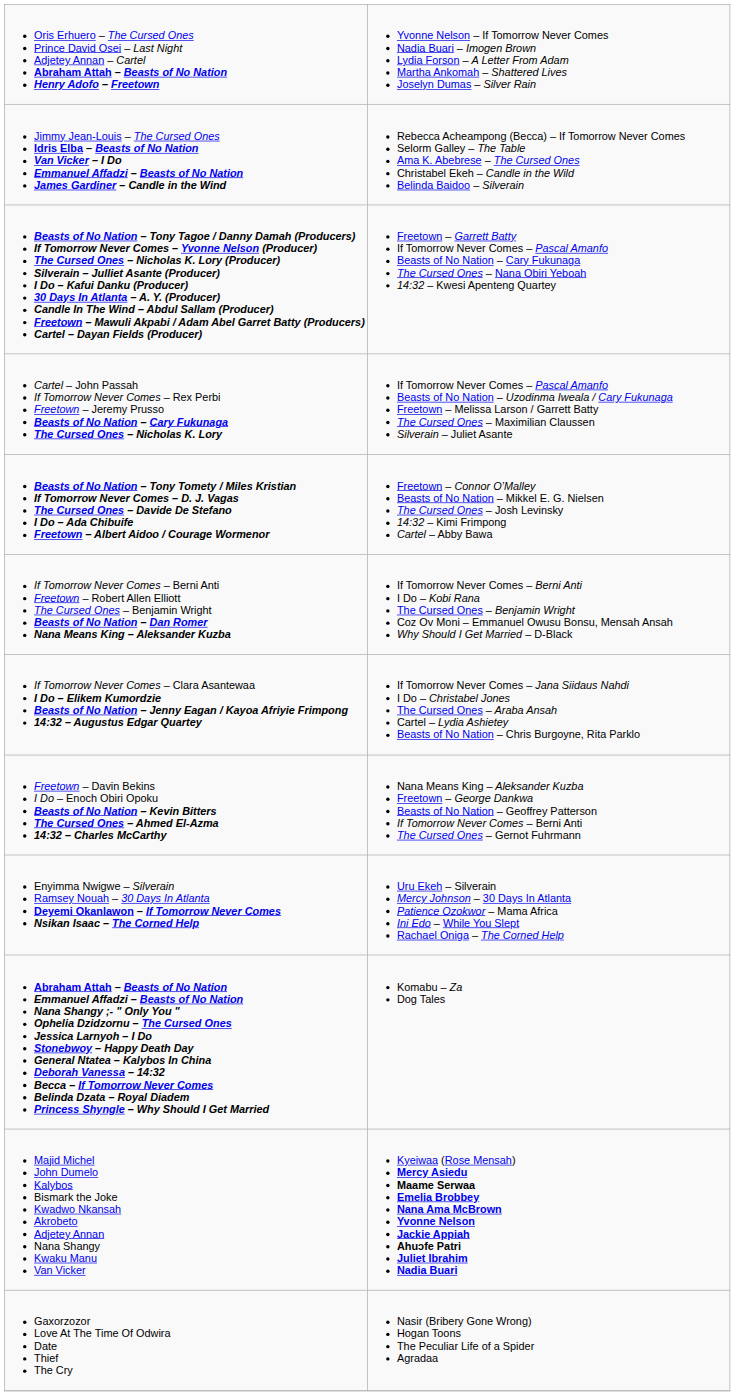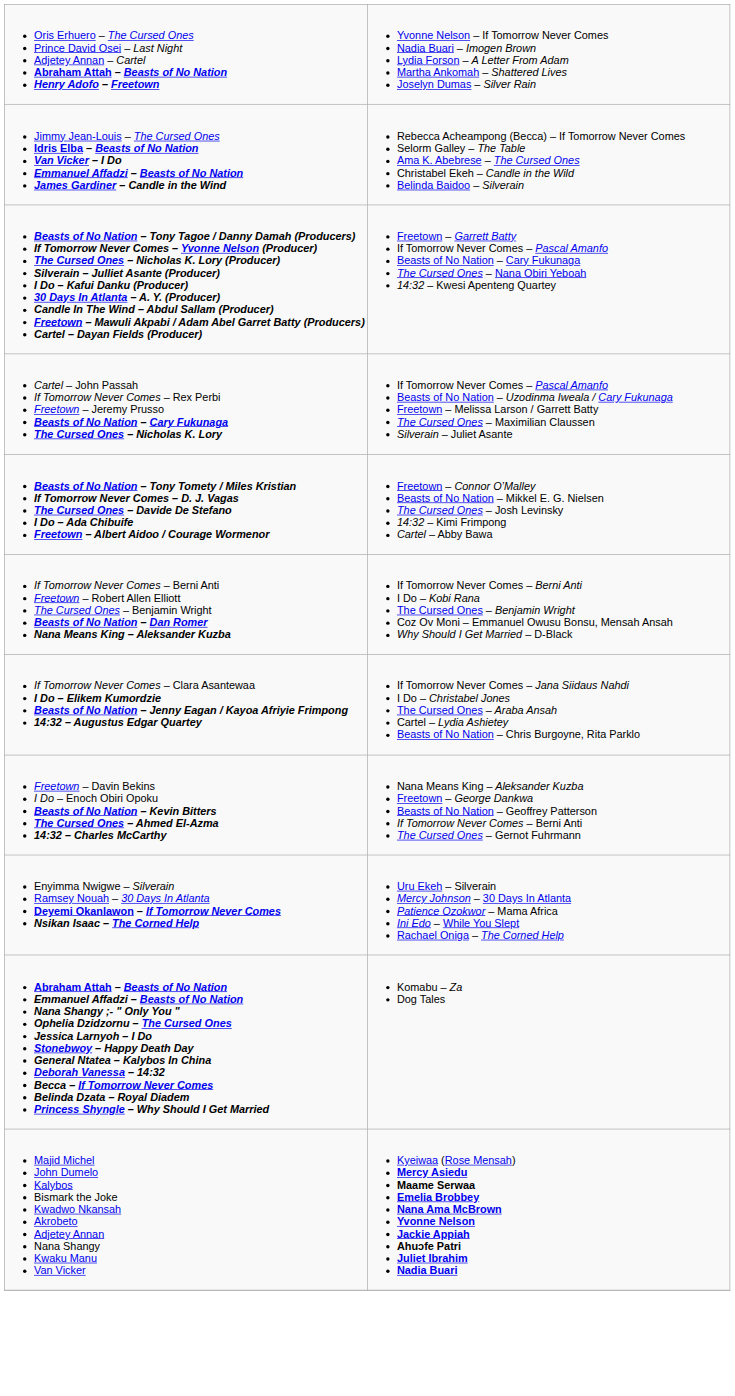- row: (186, 1347)
